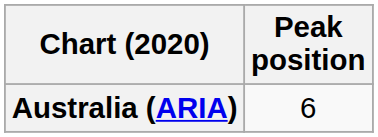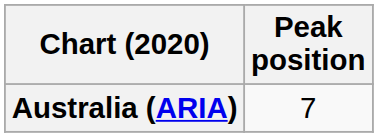(308, 107) 6 -> (308, 107) 7
